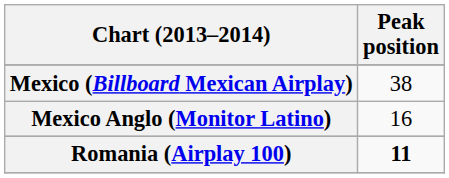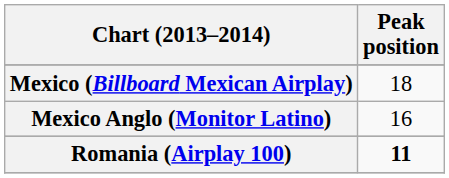(401, 82) 38 -> (401, 82) 18
